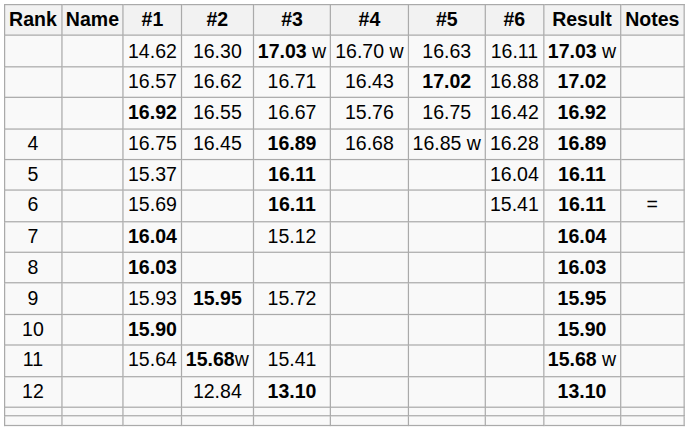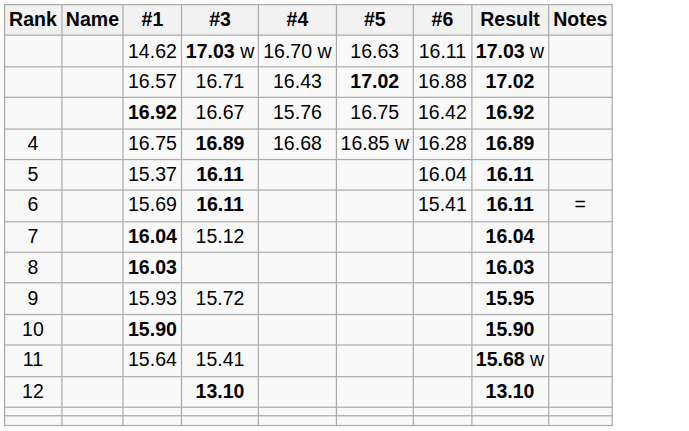- column: (217, 19)
